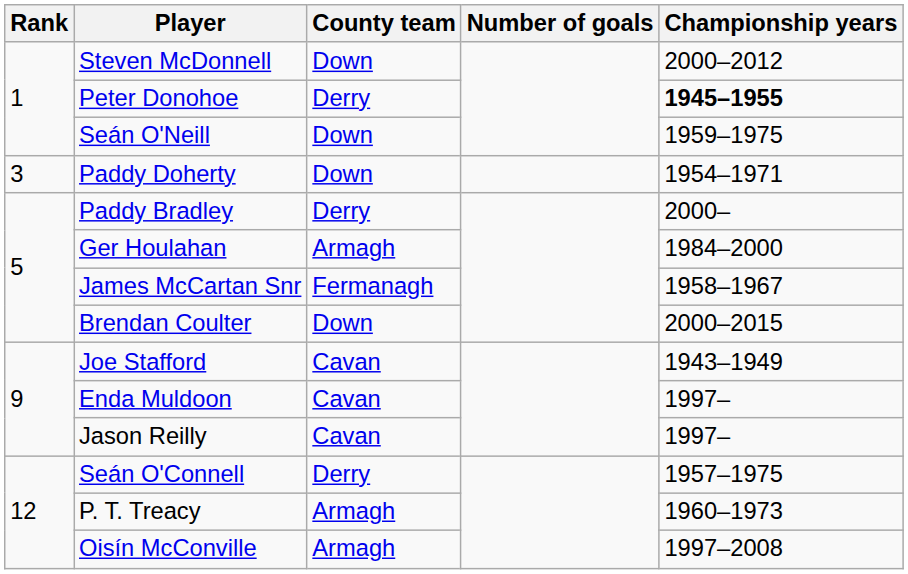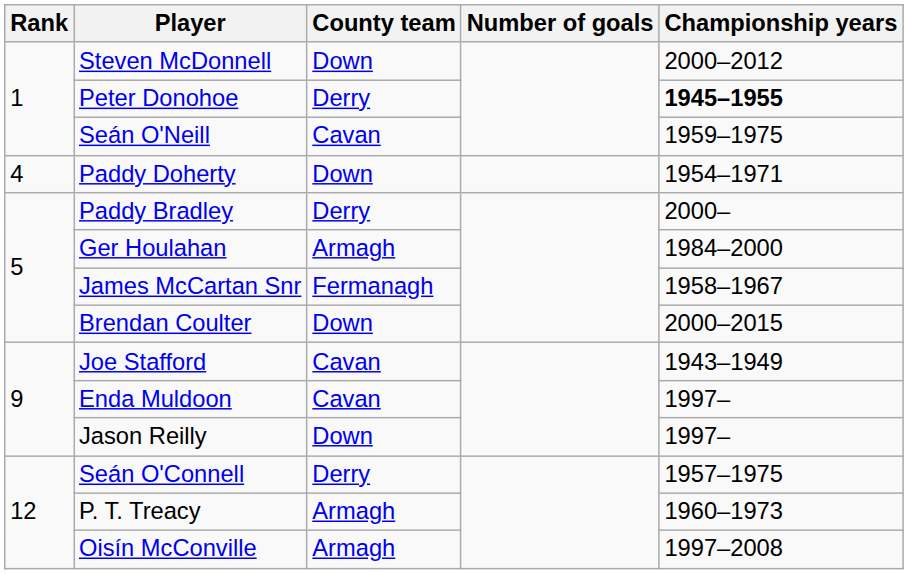(343, 135) Down -> (347, 135) Cavan
(17, 173) 3 -> (17, 173) 4
(347, 436) Cavan -> (343, 436) Down
